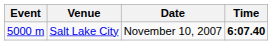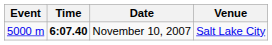columns swapped: (246, 13) <-> (84, 13)
